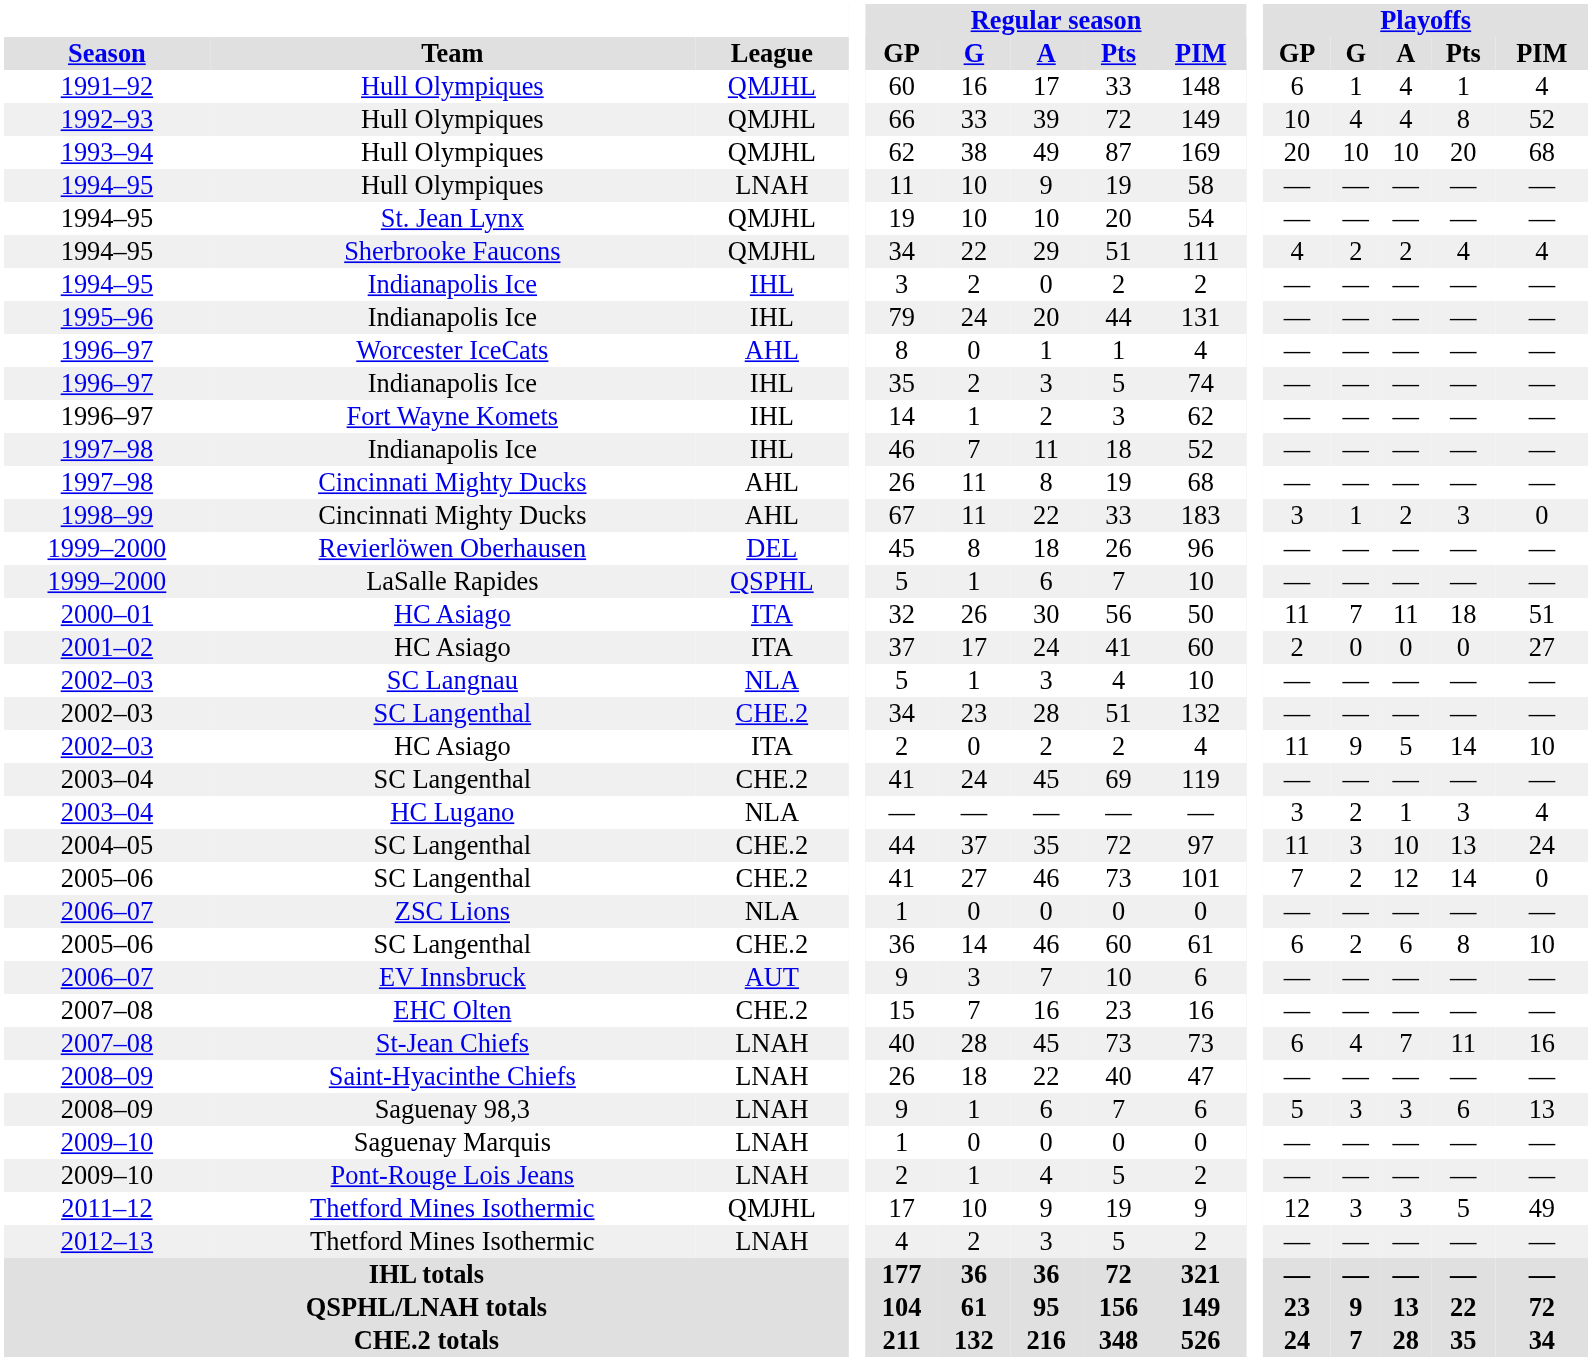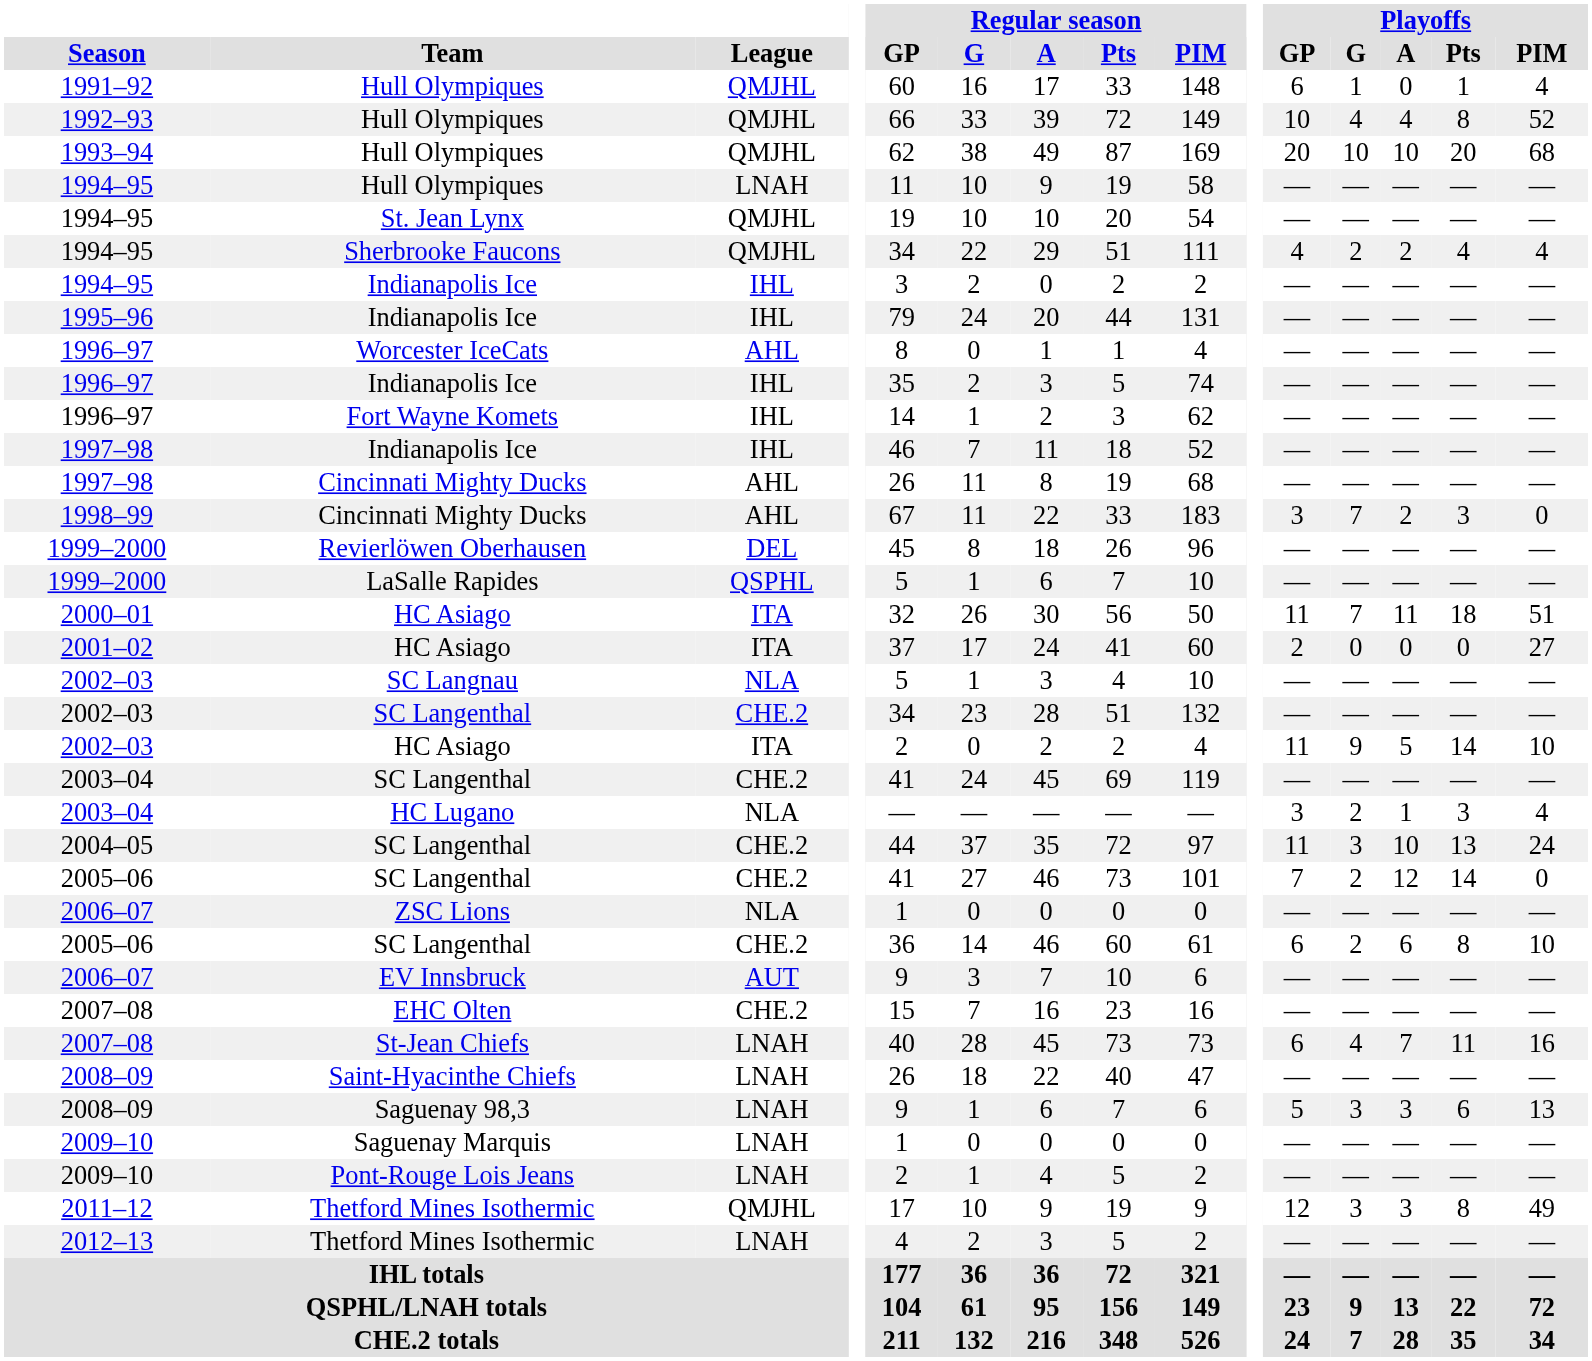(1406, 86) 4 -> (1406, 86) 0
(1356, 515) 1 -> (1356, 515) 7
(1463, 1208) 5 -> (1463, 1208) 8
